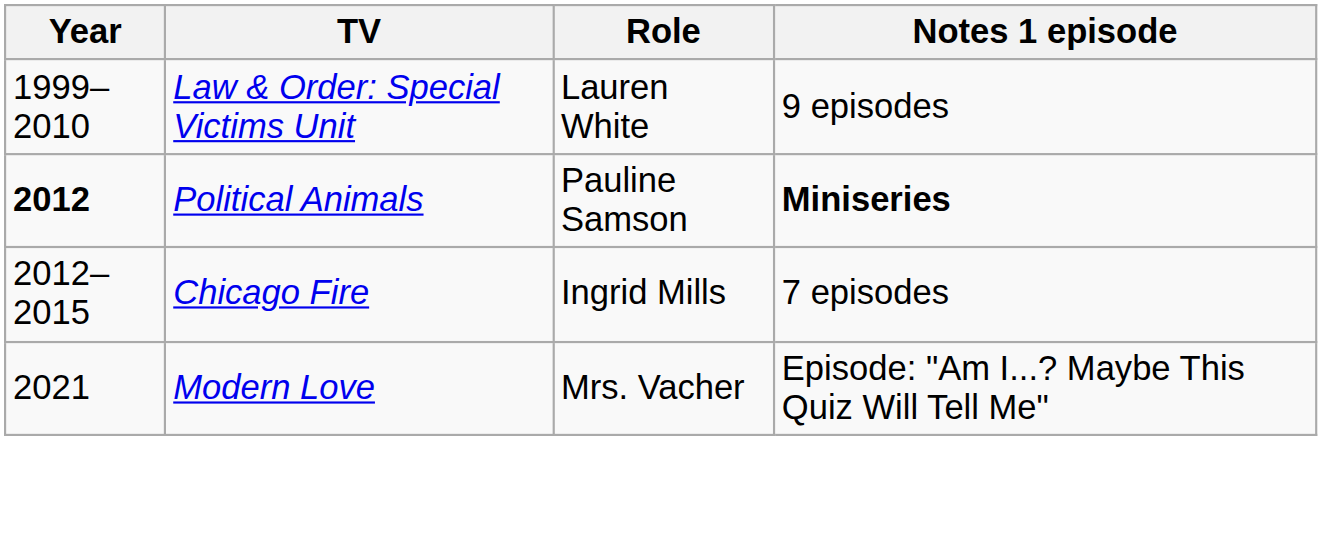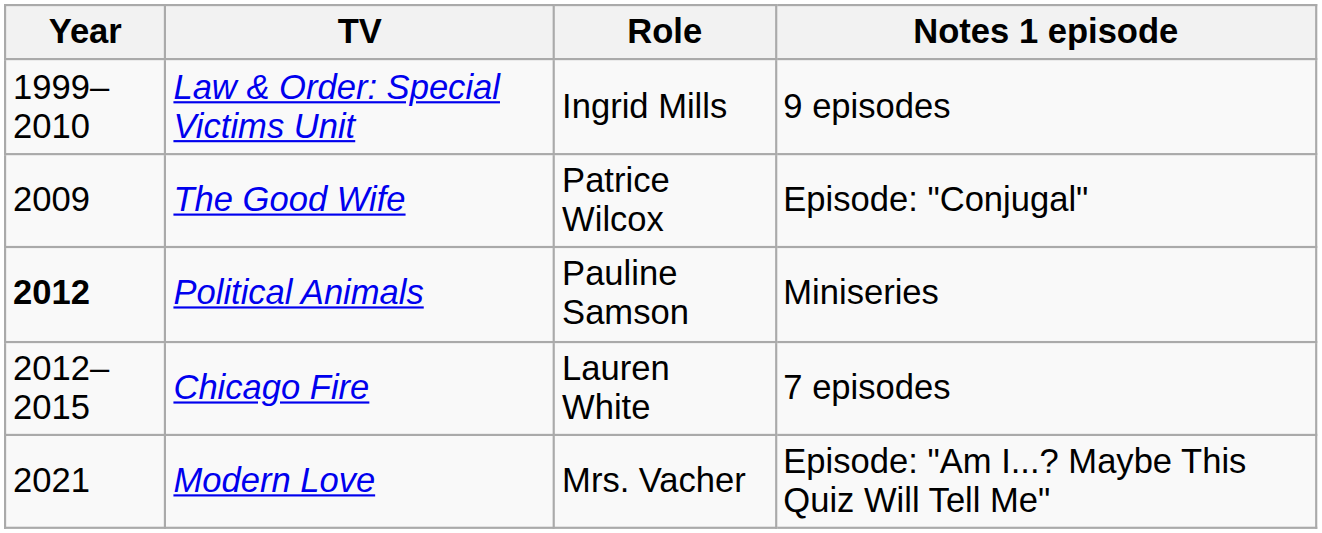(615, 106) Lauren White -> (645, 106) Ingrid Mills
+ row: (289, 199)
(866, 199) bold -> (861, 293) normal
(643, 293) Ingrid Mills -> (616, 387) Lauren White
